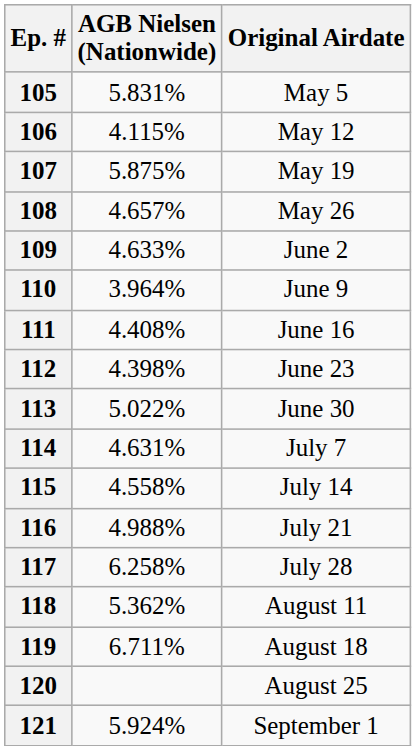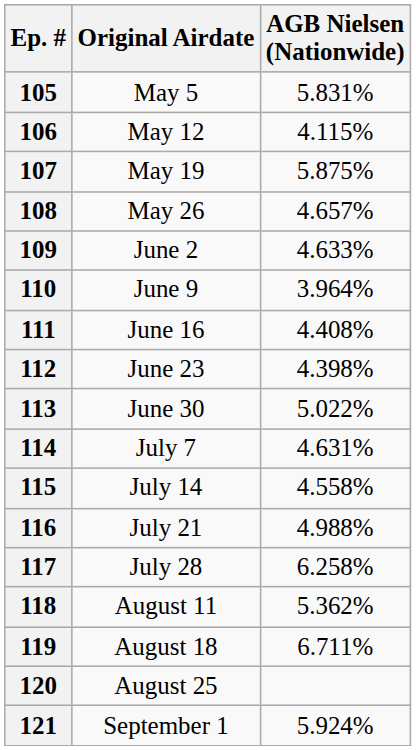columns swapped: (316, 38) <-> (147, 38)
